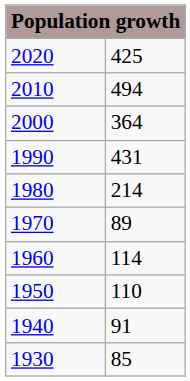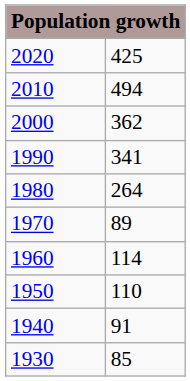(127, 122) 364 -> (127, 122) 362
(127, 156) 431 -> (127, 156) 341
(127, 190) 214 -> (127, 190) 264
